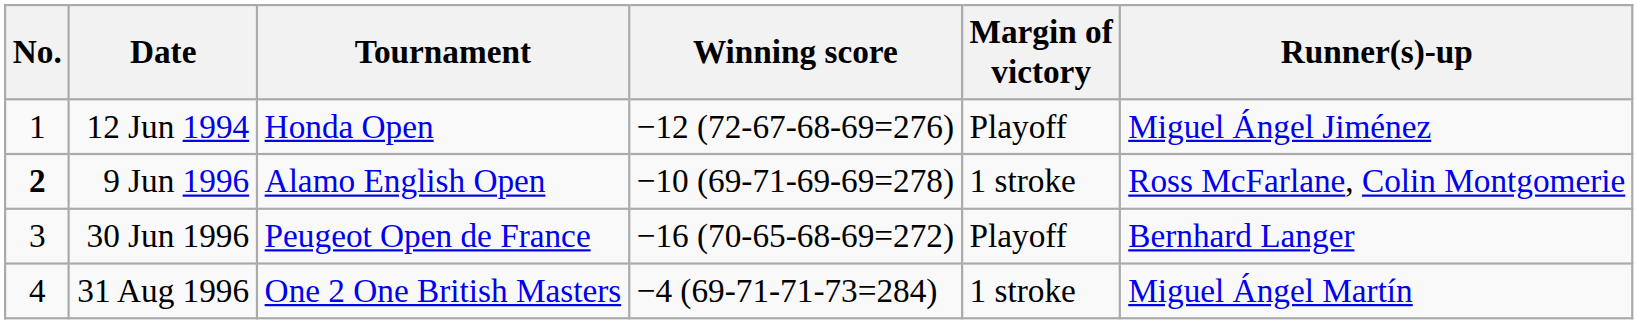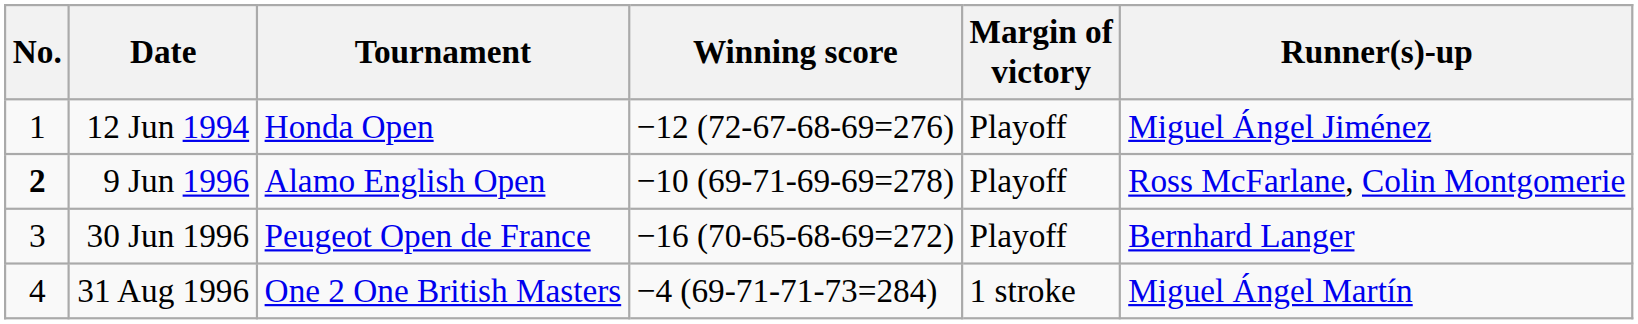(1023, 181) 1 stroke -> (1018, 181) Playoff
